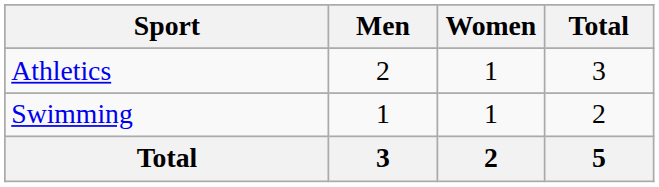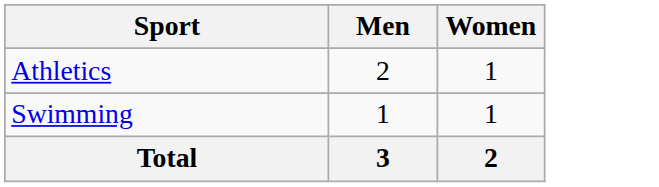- column: (599, 26)
